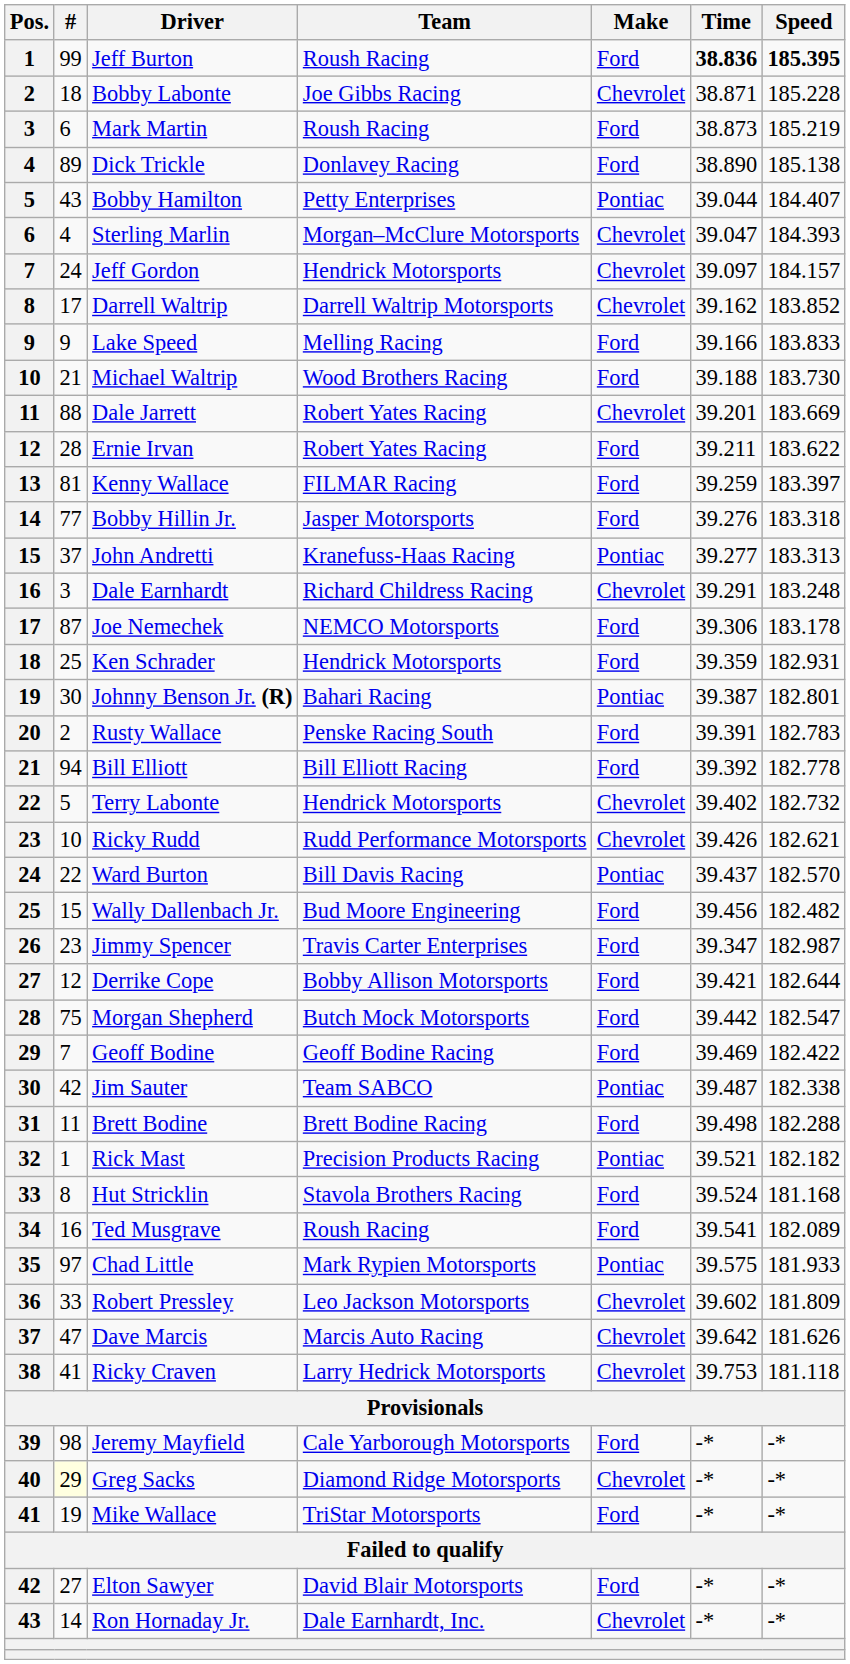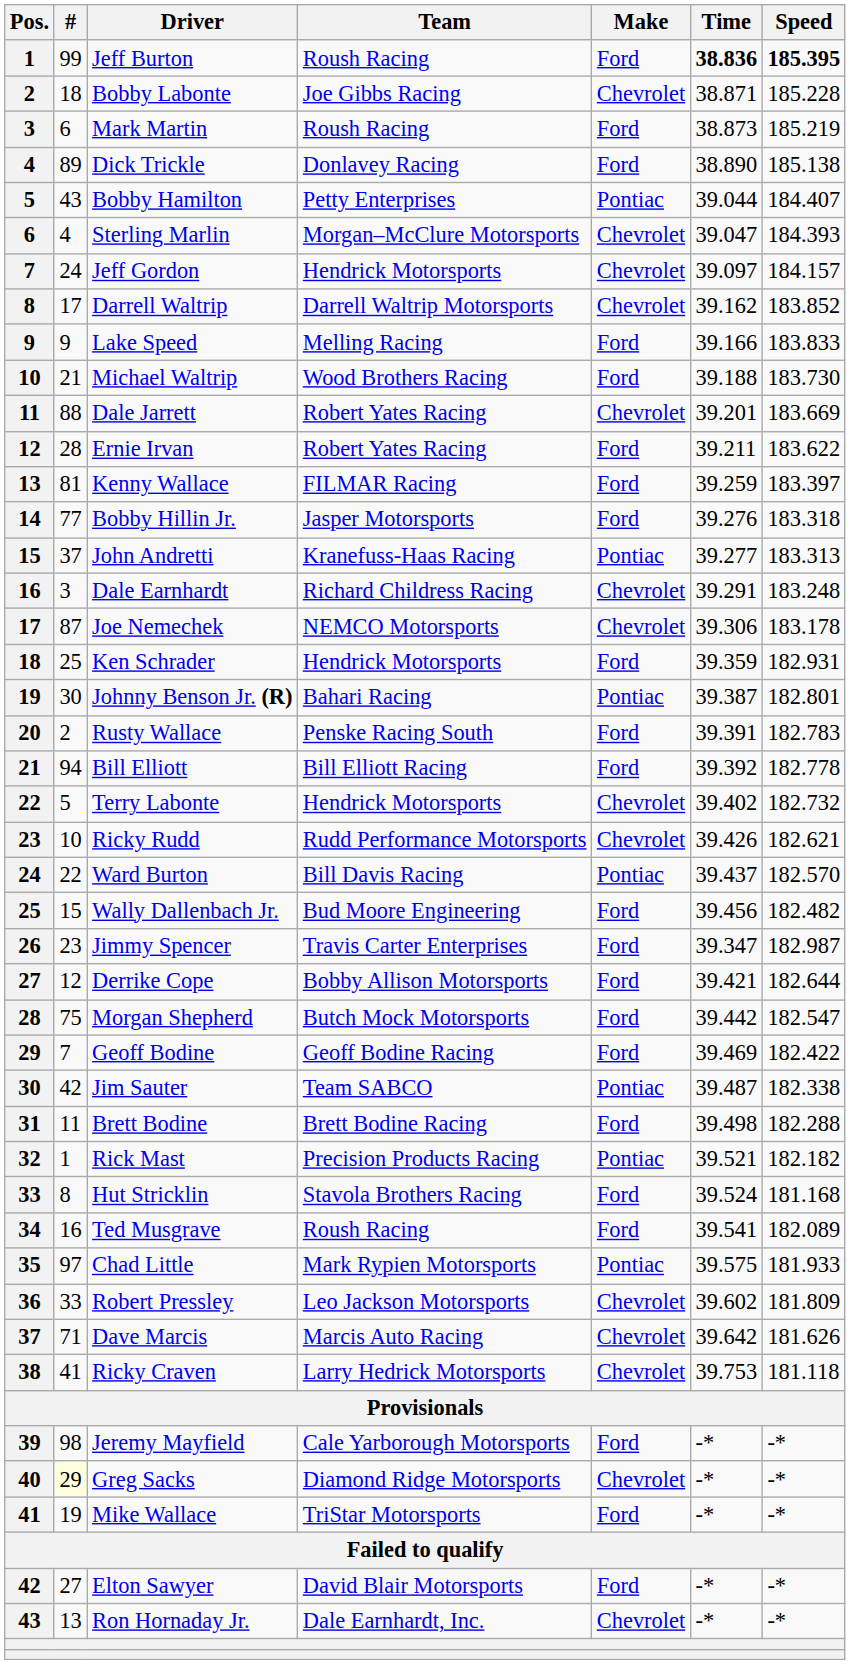(618, 626) Ford -> (641, 626) Chevrolet
(71, 1336) 47 -> (71, 1336) 71
(71, 1620) 14 -> (71, 1620) 13
